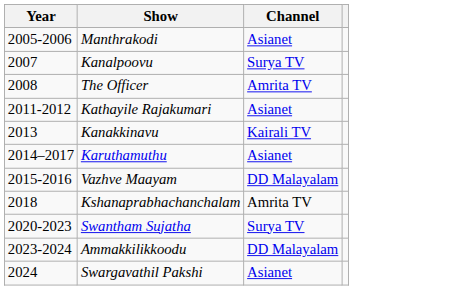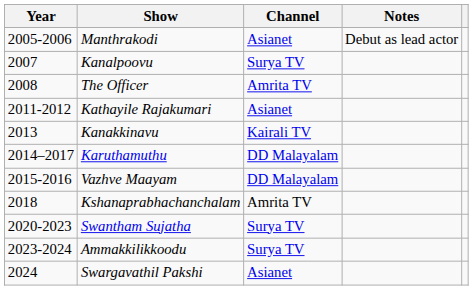+ column: (402, 16)
(270, 156) Asianet -> (293, 156) DD Malayalam
(293, 249) DD Malayalam -> (276, 249) Surya TV
